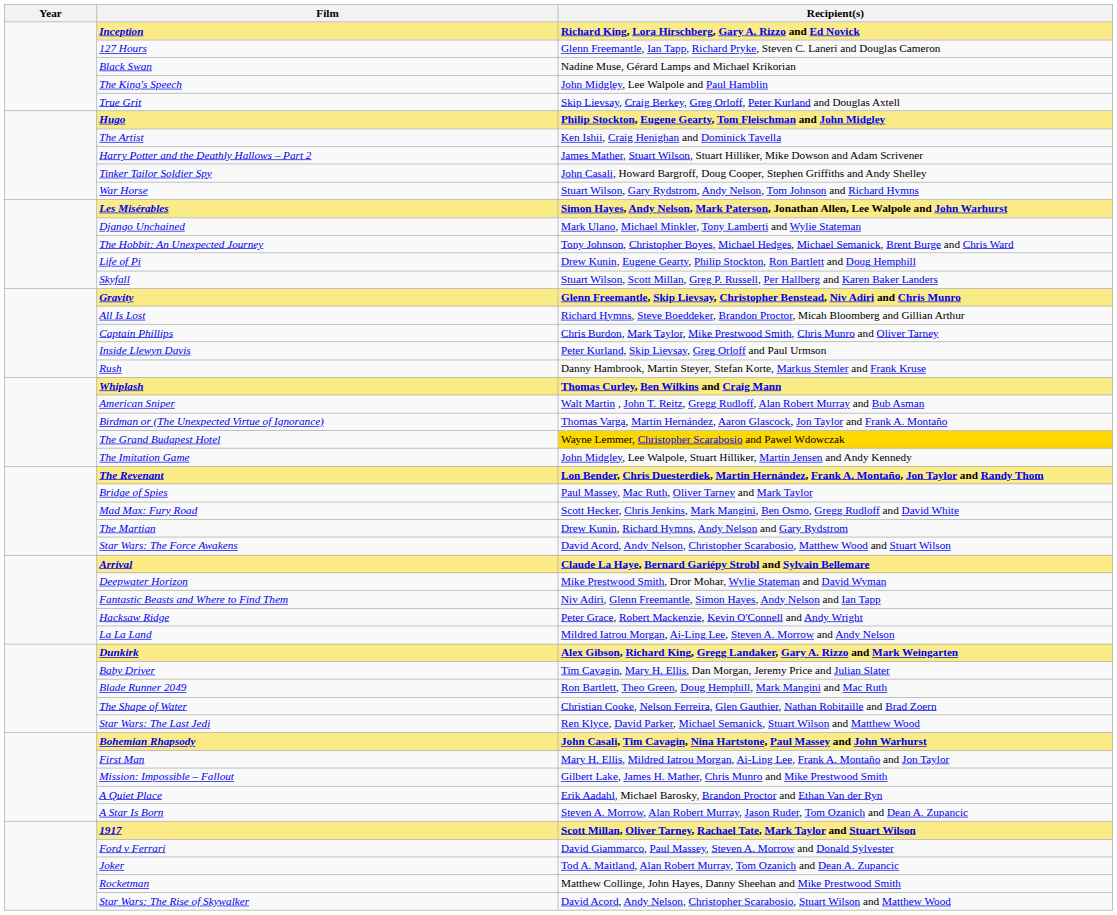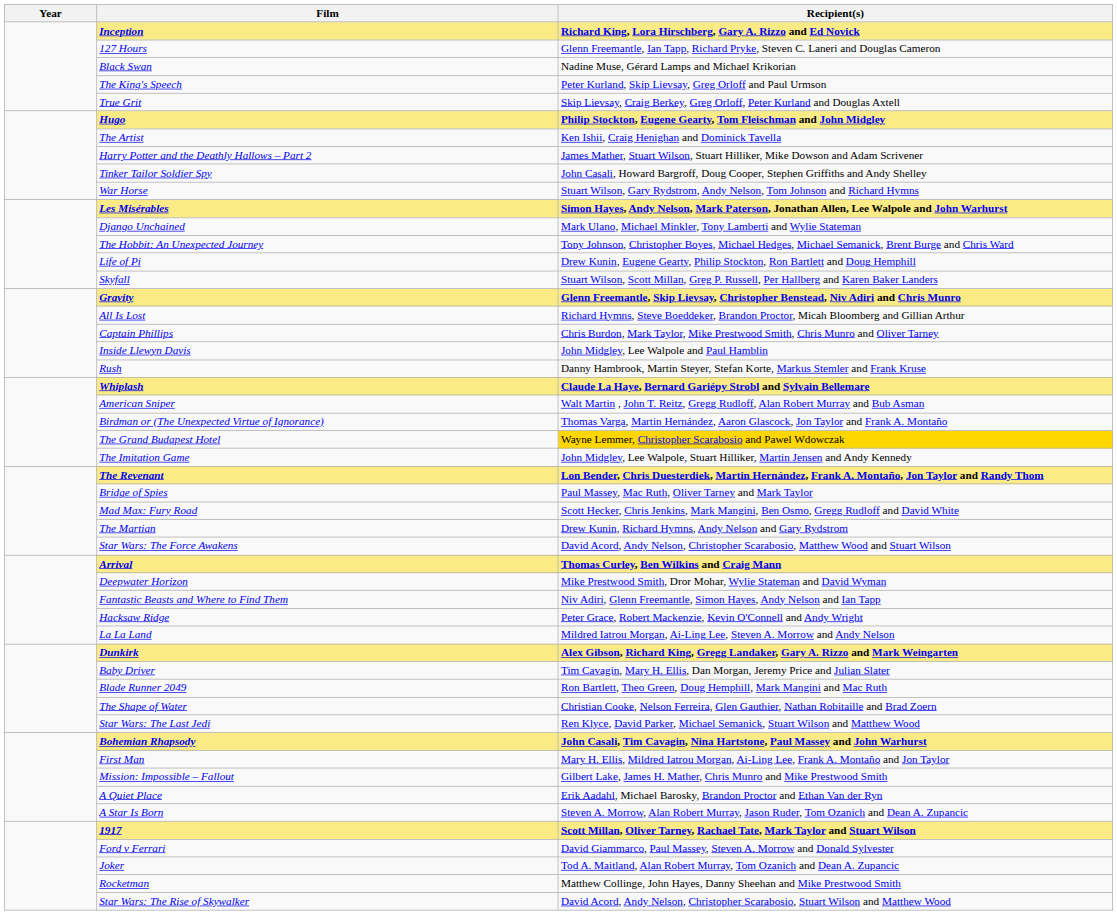(664, 84) John Midgley, Lee Walpole and Paul Hamblin -> (694, 84) Peter Kurland, Skip Lievsay, Greg Orloff and Paul Urmson
(694, 350) Peter Kurland, Skip Lievsay, Greg Orloff and Paul Urmson -> (664, 350) John Midgley, Lee Walpole and Paul Hamblin
(671, 386) Thomas Curley, Ben Wilkins and Craig Mann -> (715, 386) Claude La Haye, Bernard Gariépy Strobl and Sylvain Bellemare
(715, 564) Claude La Haye, Bernard Gariépy Strobl and Sylvain Bellemare -> (671, 564) Thomas Curley, Ben Wilkins and Craig Mann
